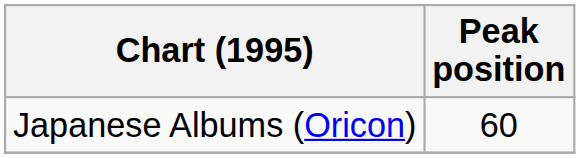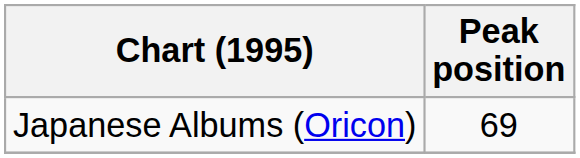(499, 124) 60 -> (499, 124) 69
